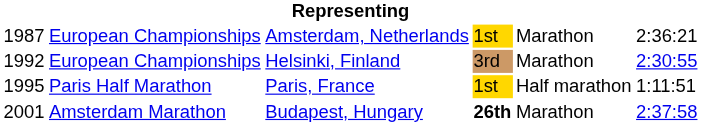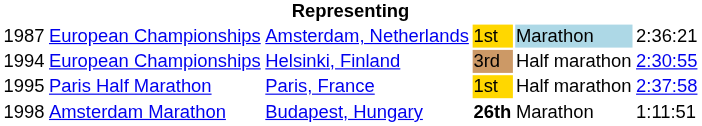(555, 36) no background -> (555, 36) lightblue background
(24, 61) 1992 -> (24, 61) 1994
(555, 61) Marathon -> (574, 61) Half marathon
(666, 86) 1:11:51 -> (667, 86) 2:37:58
(24, 111) 2001 -> (24, 111) 1998
(667, 111) 2:37:58 -> (666, 111) 1:11:51
